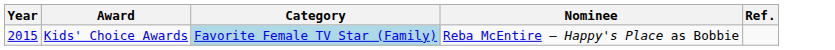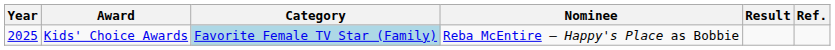+ column: (768, 15)
(23, 35) 2015 -> (23, 35) 2025
